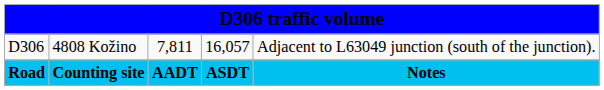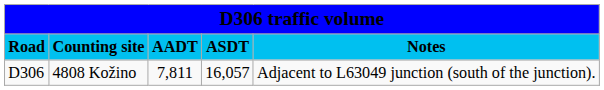rows swapped: (27, 72) <-> (26, 46)
